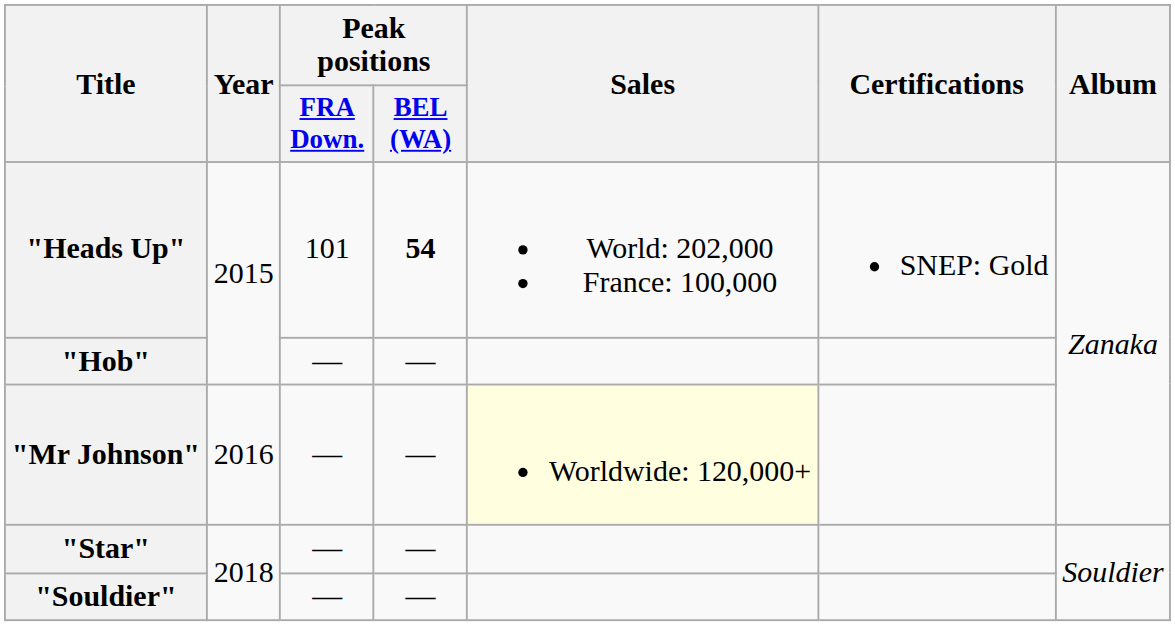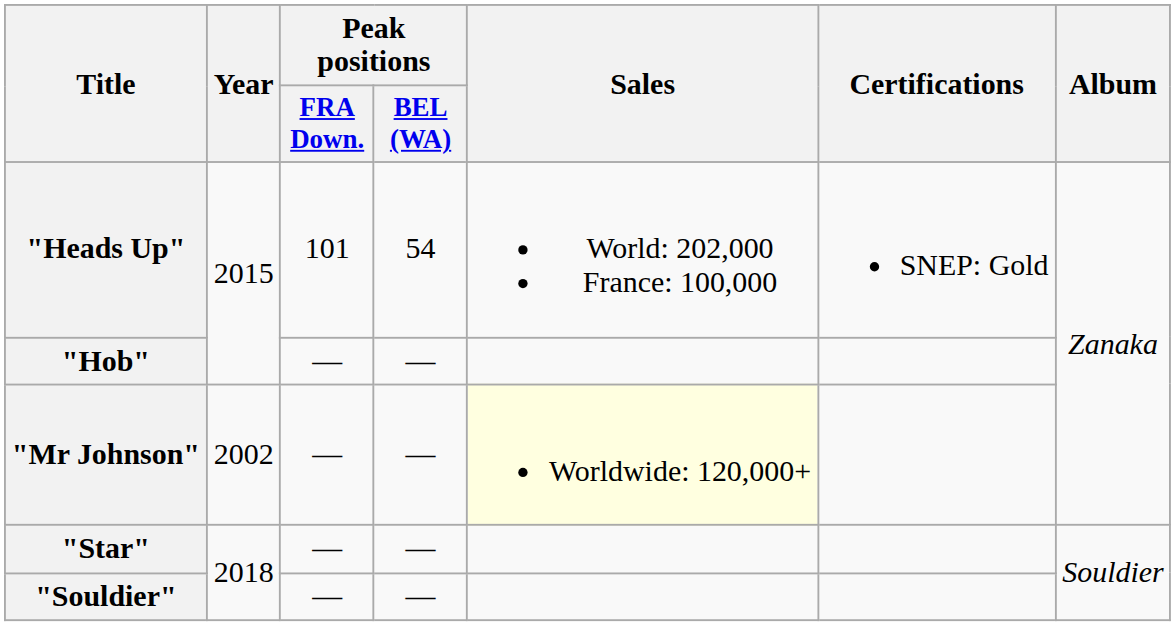(421, 249) bold -> (421, 249) normal
(244, 454) 2016 -> (244, 454) 2002
